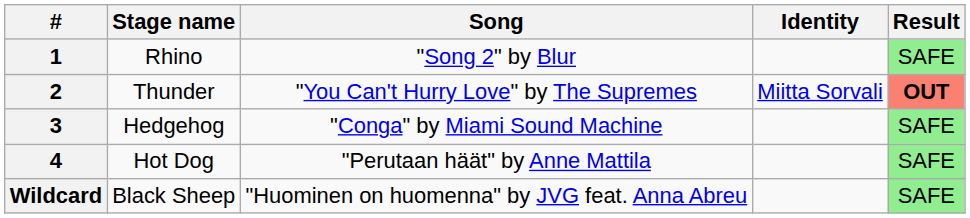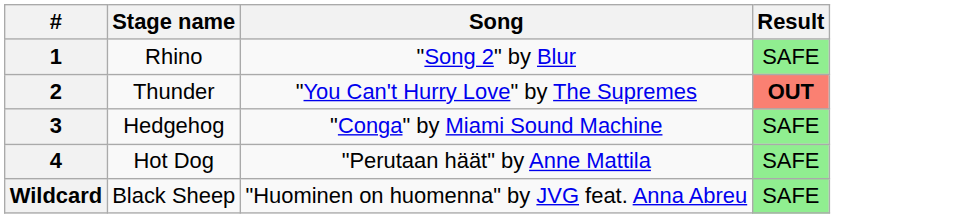- column: (820, 21)
